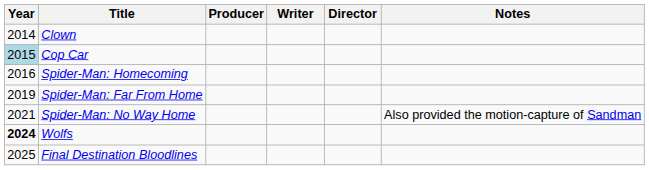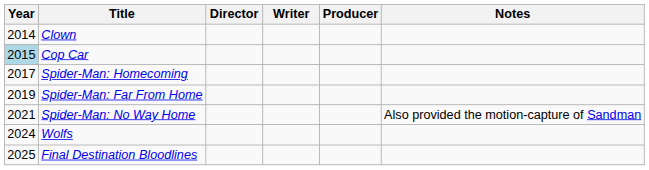columns swapped: (353, 14) <-> (236, 14)
(21, 74) 2016 -> (21, 74) 2017
(21, 134) bold -> (21, 134) normal
